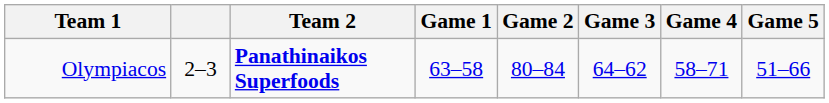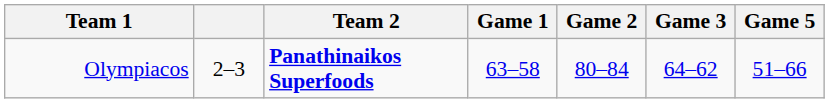- column: (701, 21)
